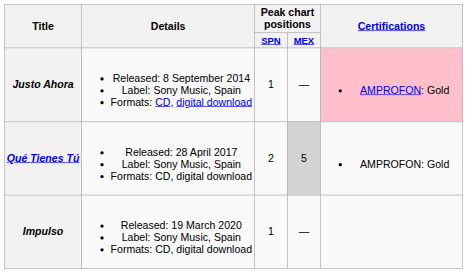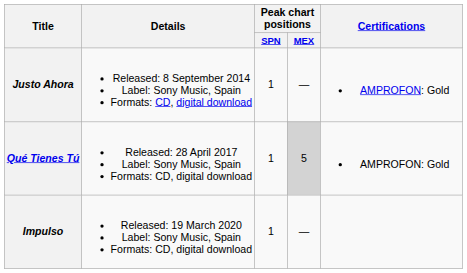(391, 91) pink background -> (391, 91) no background
(271, 158) 2 -> (271, 158) 1
